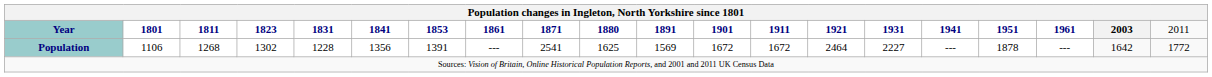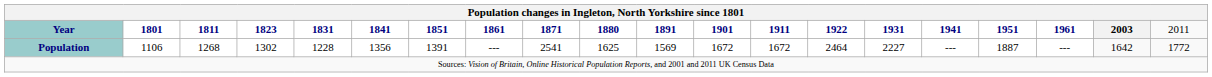(437, 30) 1853 -> (437, 30) 1851
(836, 30) 1921 -> (836, 30) 1922
(1008, 48) 1878 -> (1008, 48) 1887
